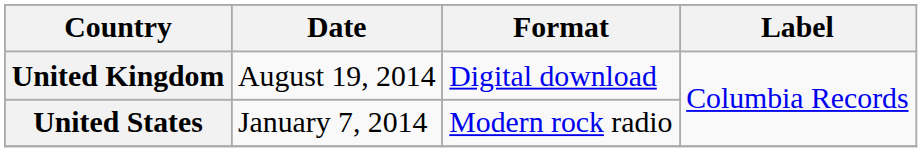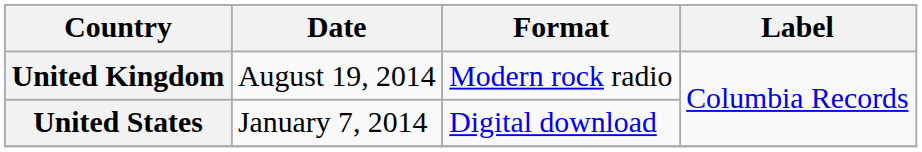(553, 75) Digital download -> (561, 75) Modern rock radio
(561, 122) Modern rock radio -> (553, 122) Digital download
